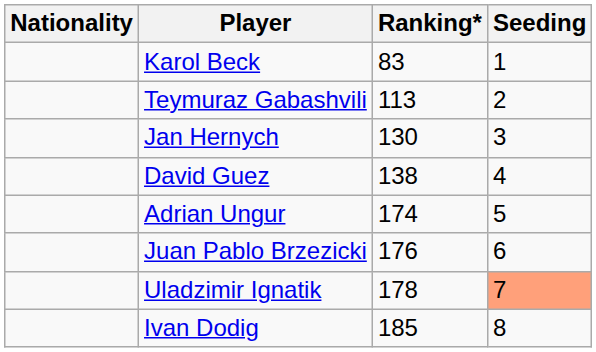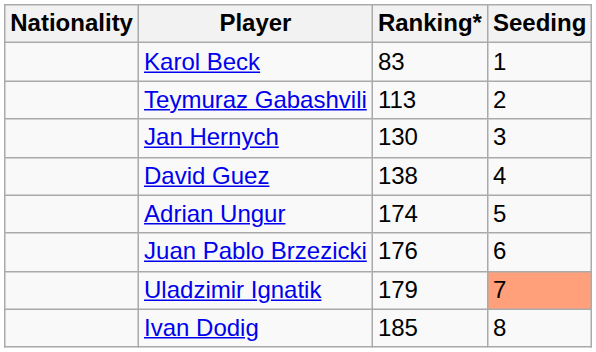(398, 289) 178 -> (398, 289) 179
